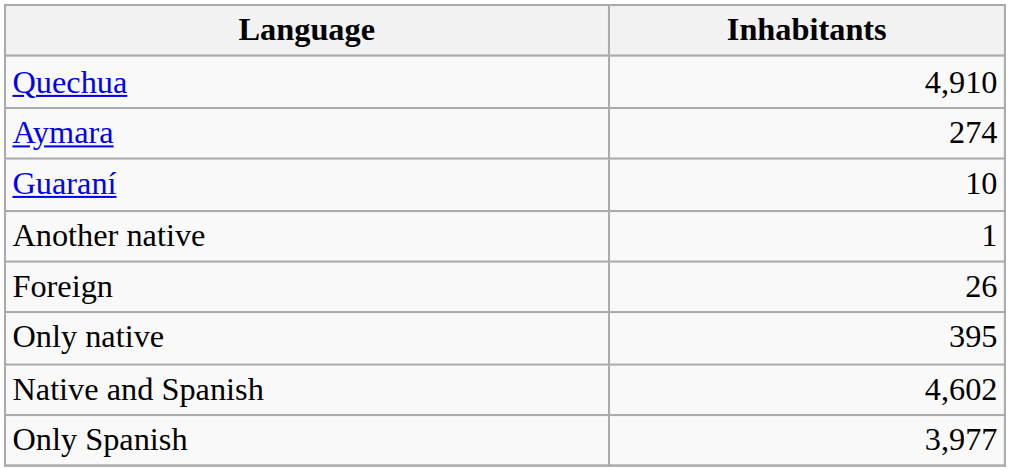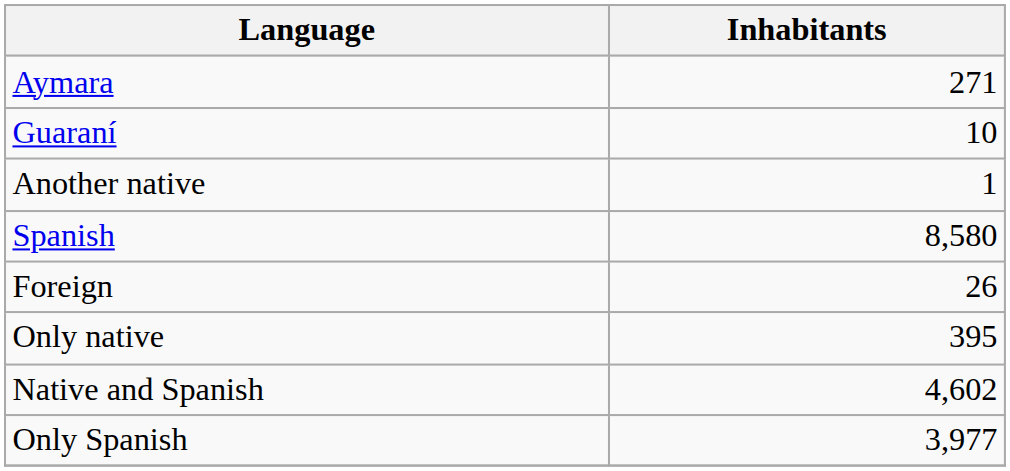- row: (70, 81)
(973, 132) 274 -> (973, 81) 271
+ row: (64, 235)
